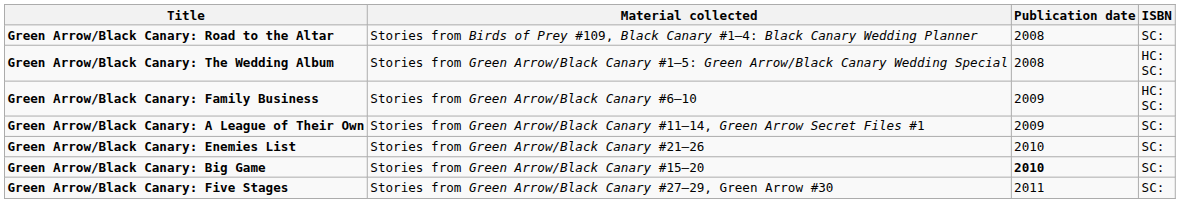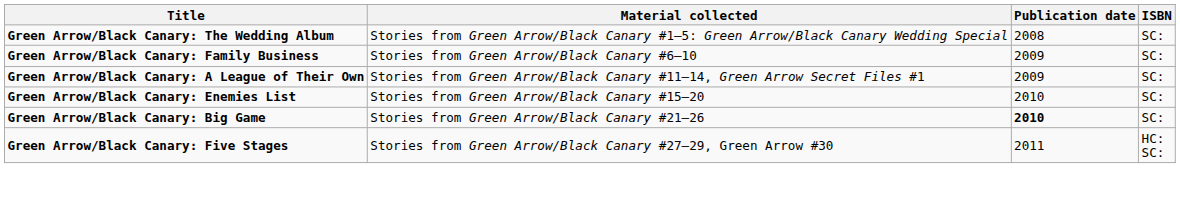- row: (171, 35)
(1153, 63) HC: SC: -> (1153, 35) SC:
(1153, 98) HC: SC: -> (1153, 56) SC:
(537, 147) Stories from Green Arrow/Black Canary #21–26 -> (537, 97) Stories from Green Arrow/Black Canary #15–20
(537, 167) Stories from Green Arrow/Black Canary #15–20 -> (537, 118) Stories from Green Arrow/Black Canary #21–26
(1153, 188) SC: -> (1153, 145) HC: SC:
